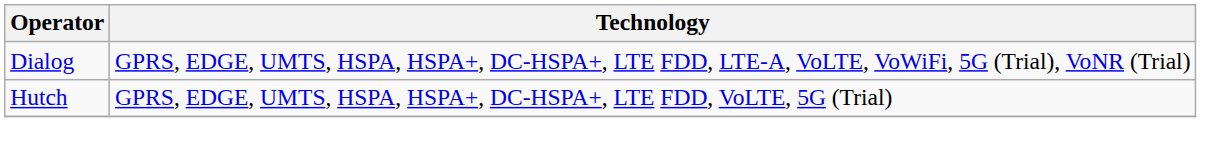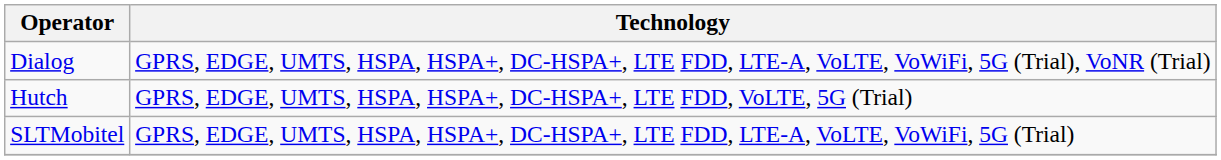+ row: (67, 135)
